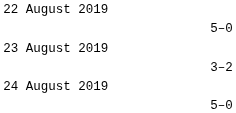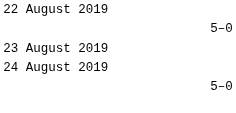- row: (83, 68)
